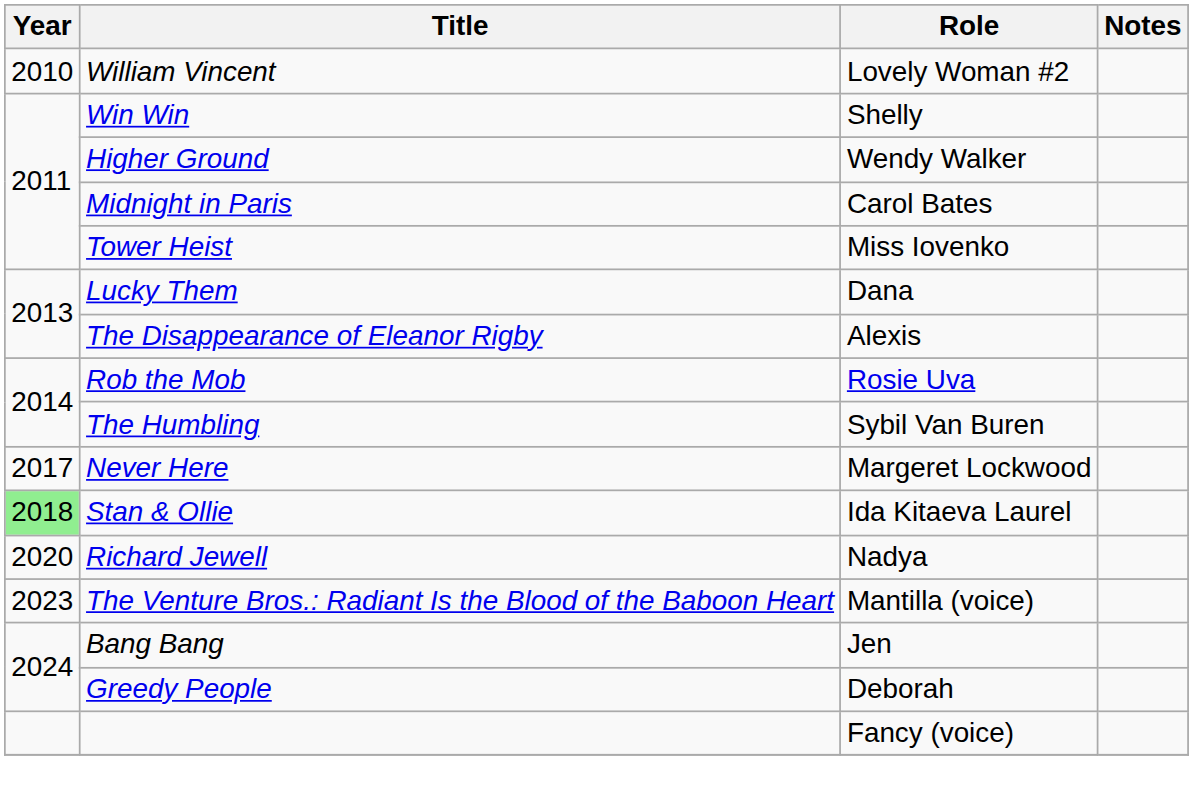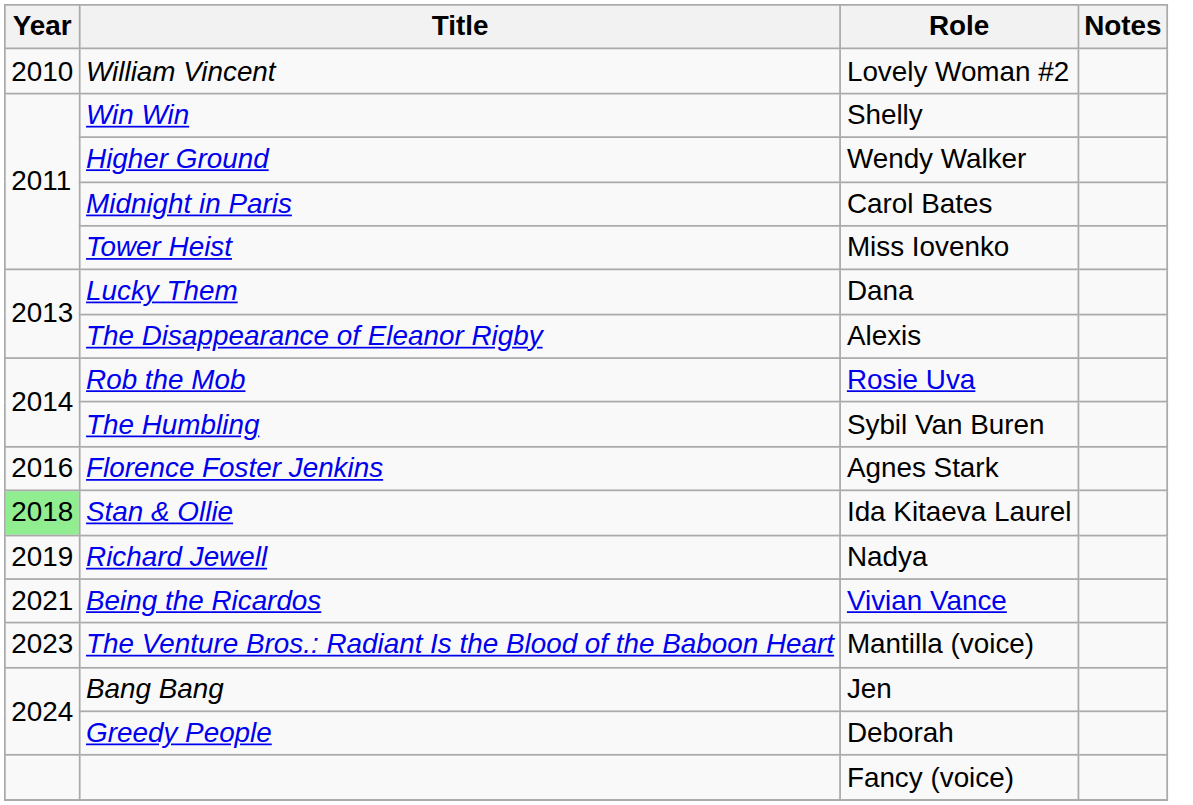+ row: (235, 468)
- row: (157, 468)
(42, 556) 2020 -> (42, 556) 2019
+ row: (204, 600)
